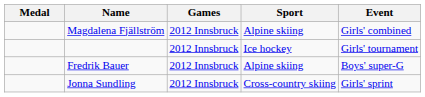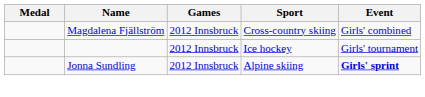(273, 30) Alpine skiing -> (290, 30) Cross-country skiing
- row: (98, 65)
(290, 83) Cross-country skiing -> (273, 65) Alpine skiing
(367, 83) normal -> (370, 65) bold
